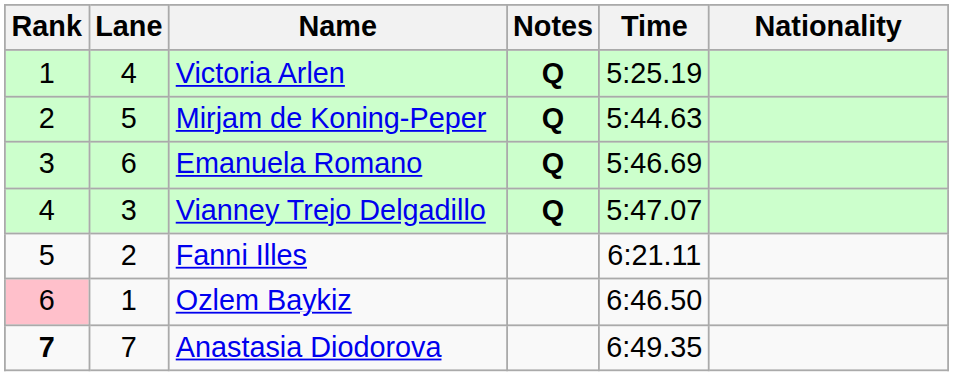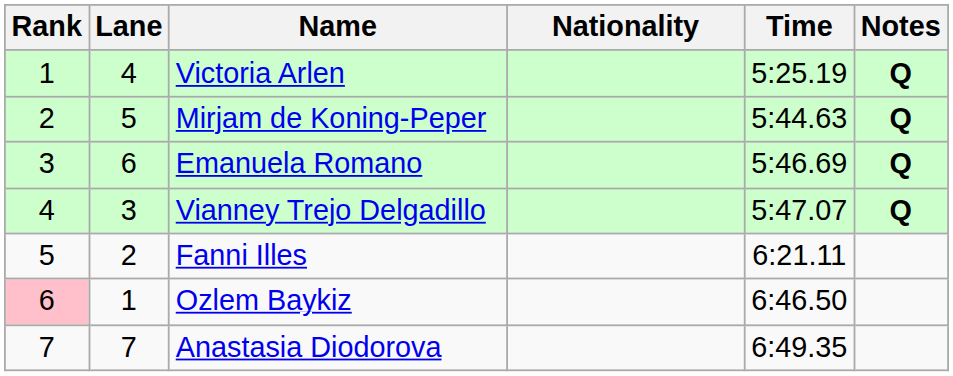columns swapped: (828, 27) <-> (553, 27)
(47, 347) bold -> (47, 347) normal
